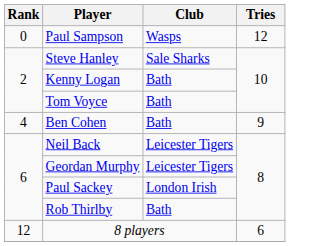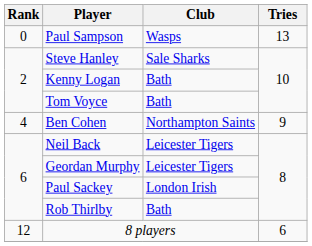(261, 36) 12 -> (283, 36) 13
(159, 123) Bath -> (200, 123) Northampton Saints
